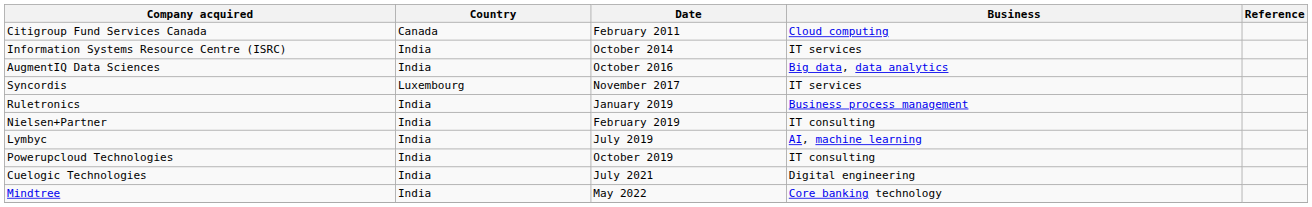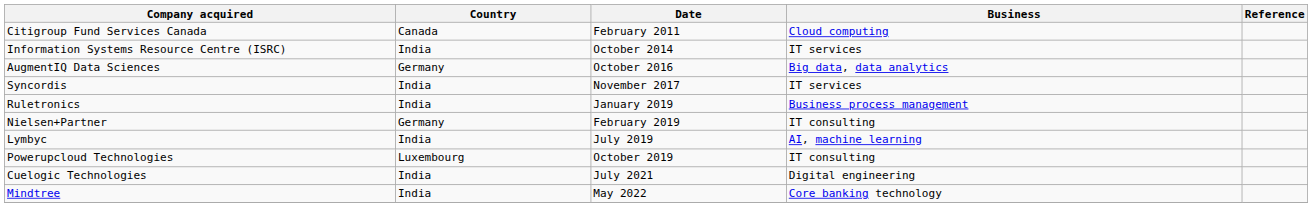(415, 67) India -> (421, 67) Germany
(431, 85) Luxembourg -> (415, 85) India
(415, 121) India -> (421, 121) Germany
(415, 158) India -> (431, 158) Luxembourg
